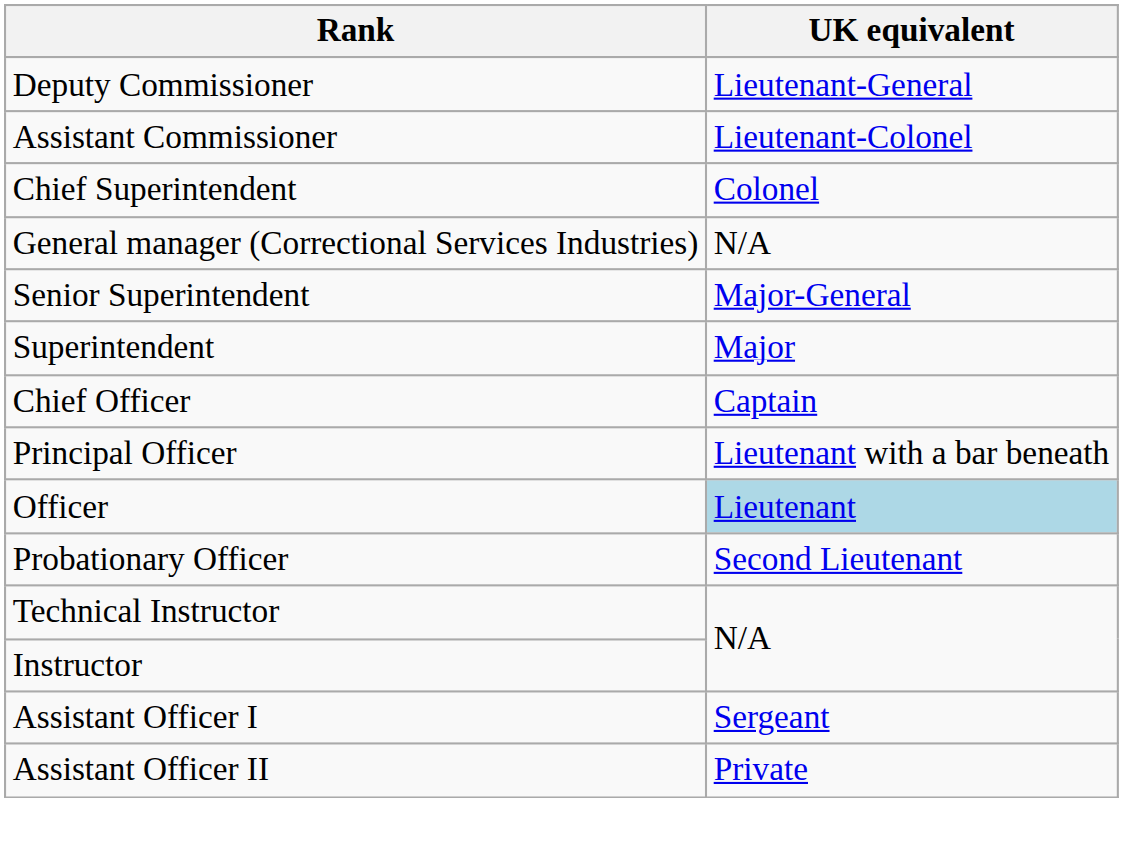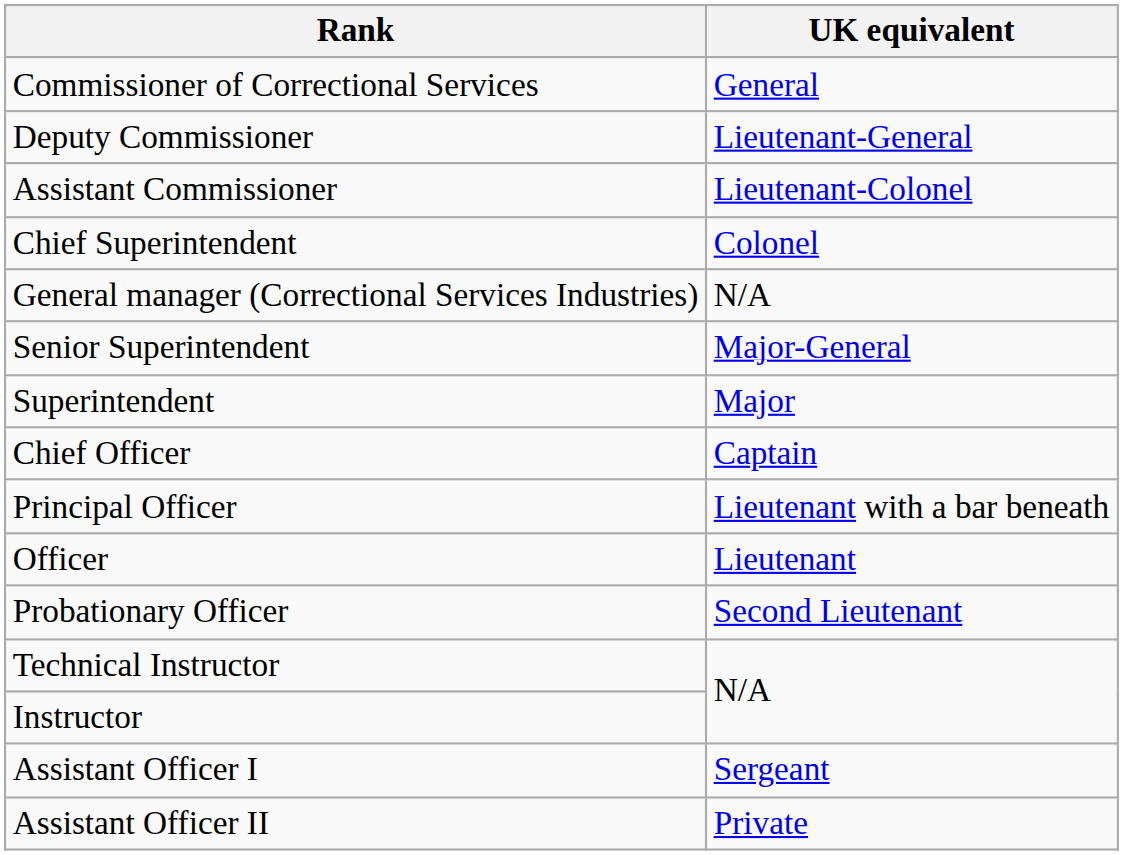+ row: (276, 83)
(785, 505) lightblue background -> (785, 558) no background
